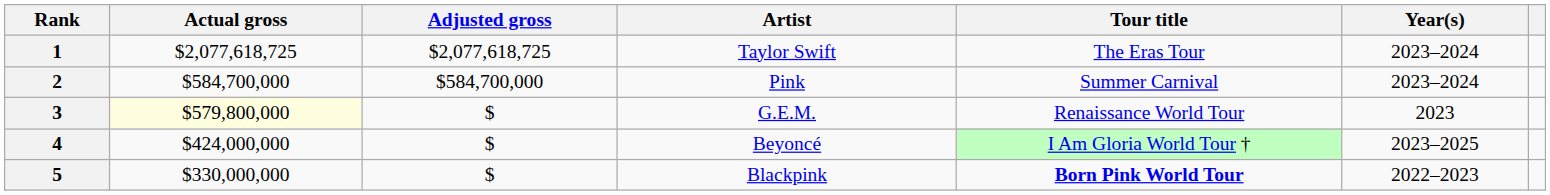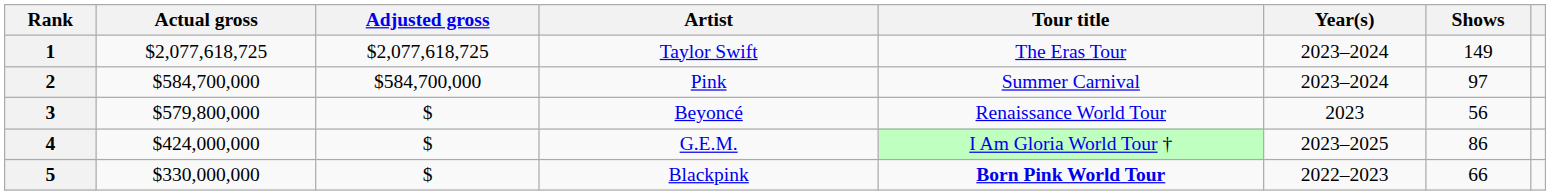+ column: (1478, 19)
(236, 112) lightyellow background -> (206, 112) no background
(787, 112) G.E.M. -> (709, 112) Beyoncé
(787, 143) Beyoncé -> (709, 143) G.E.M.
